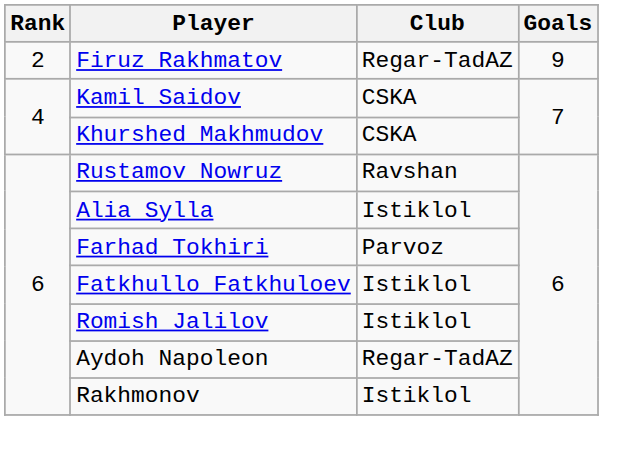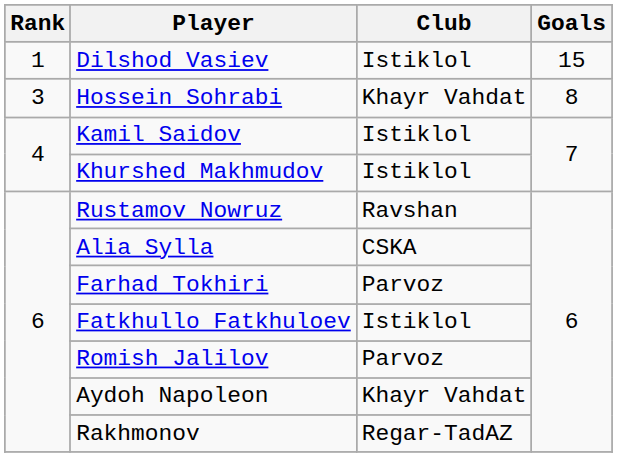+ row: (172, 61)
- row: (179, 61)
+ row: (179, 98)
(389, 98) CSKA -> (417, 135) Istiklol
(389, 135) CSKA -> (417, 173) Istiklol
(417, 210) Istiklol -> (389, 247) CSKA
(417, 322) Istiklol -> (403, 359) Parvoz
(437, 359) Regar-TadAZ -> (444, 396) Khayr Vahdat
(417, 396) Istiklol -> (437, 434) Regar-TadAZ
